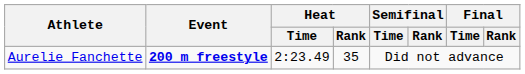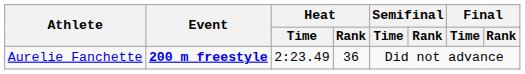(351, 57) 35 -> (351, 57) 36
